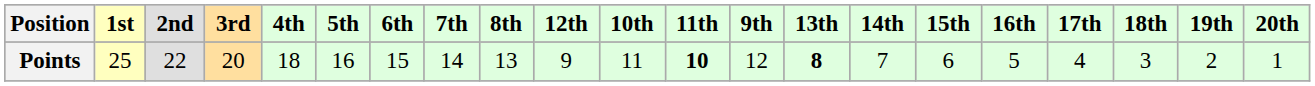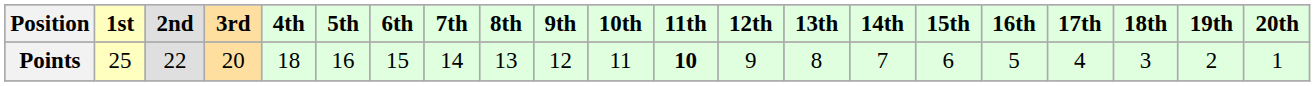columns swapped: (757, 23) <-> (566, 23)
(817, 60) bold -> (817, 60) normal
